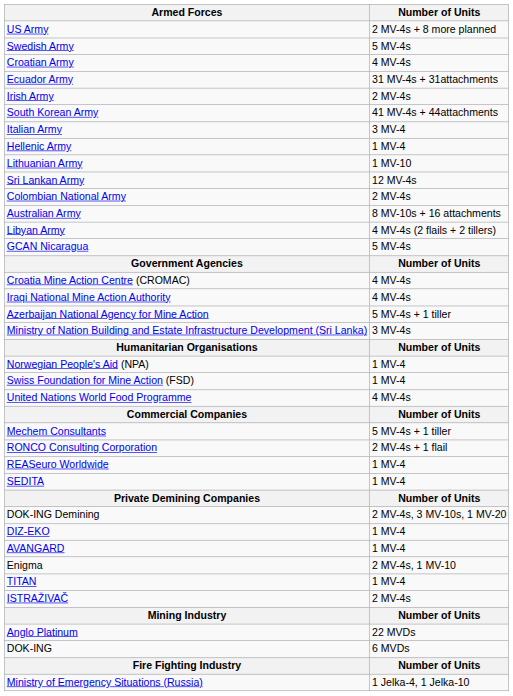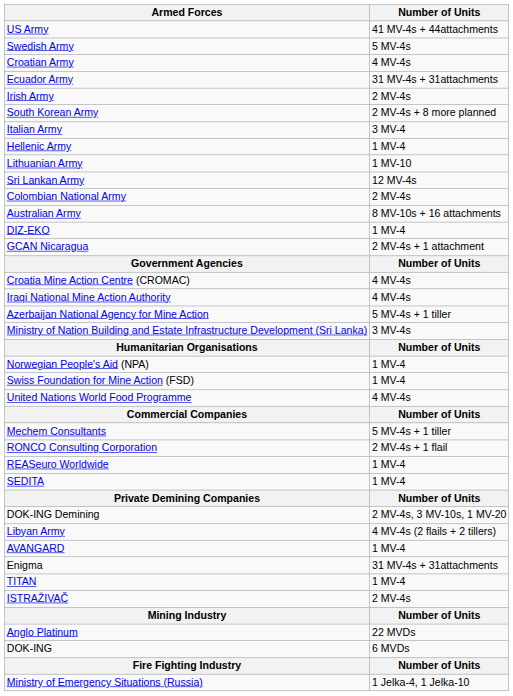(434, 29) 2 MV-4s + 8 more planned -> (435, 29) 41 MV-4s + 44attachments
(435, 113) 41 MV-4s + 44attachments -> (434, 113) 2 MV-4s + 8 more planned
rows swapped: (36, 230) <-> (28, 532)
(391, 247) 5 MV-4s -> (428, 247) 2 MV-4s + 1 attachment
(414, 565) 2 MV-4s, 1 MV-10 -> (435, 565) 31 MV-4s + 31attachments
